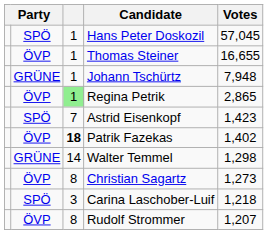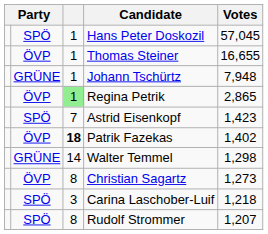(37, 220) ÖVP -> (37, 220) SPÖ
